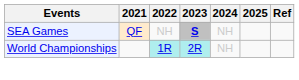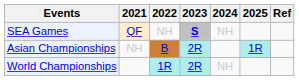+ row: (61, 49)
